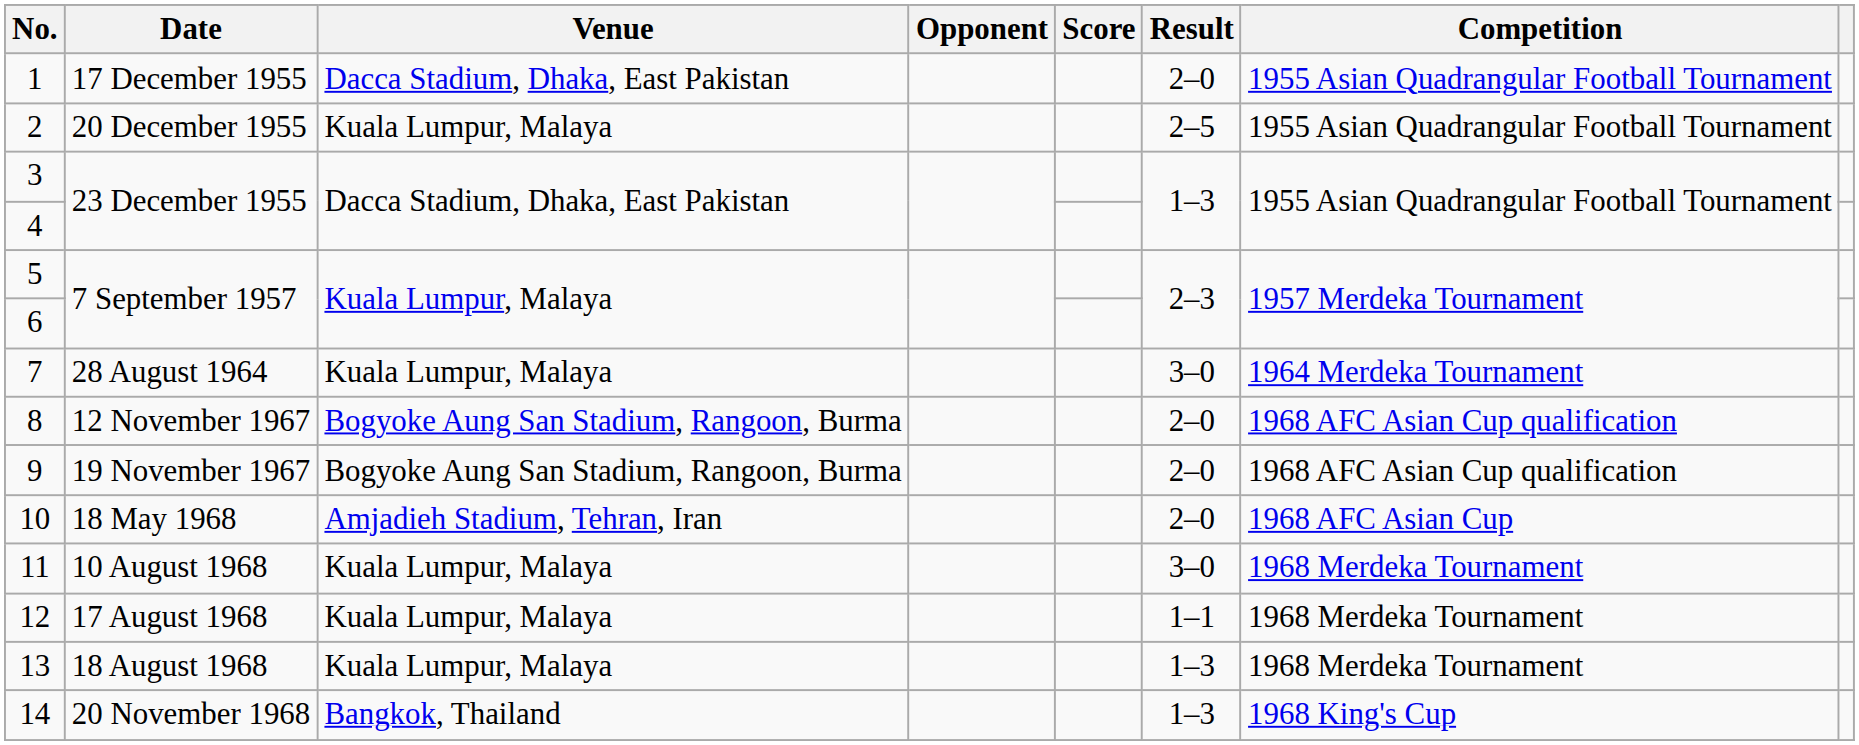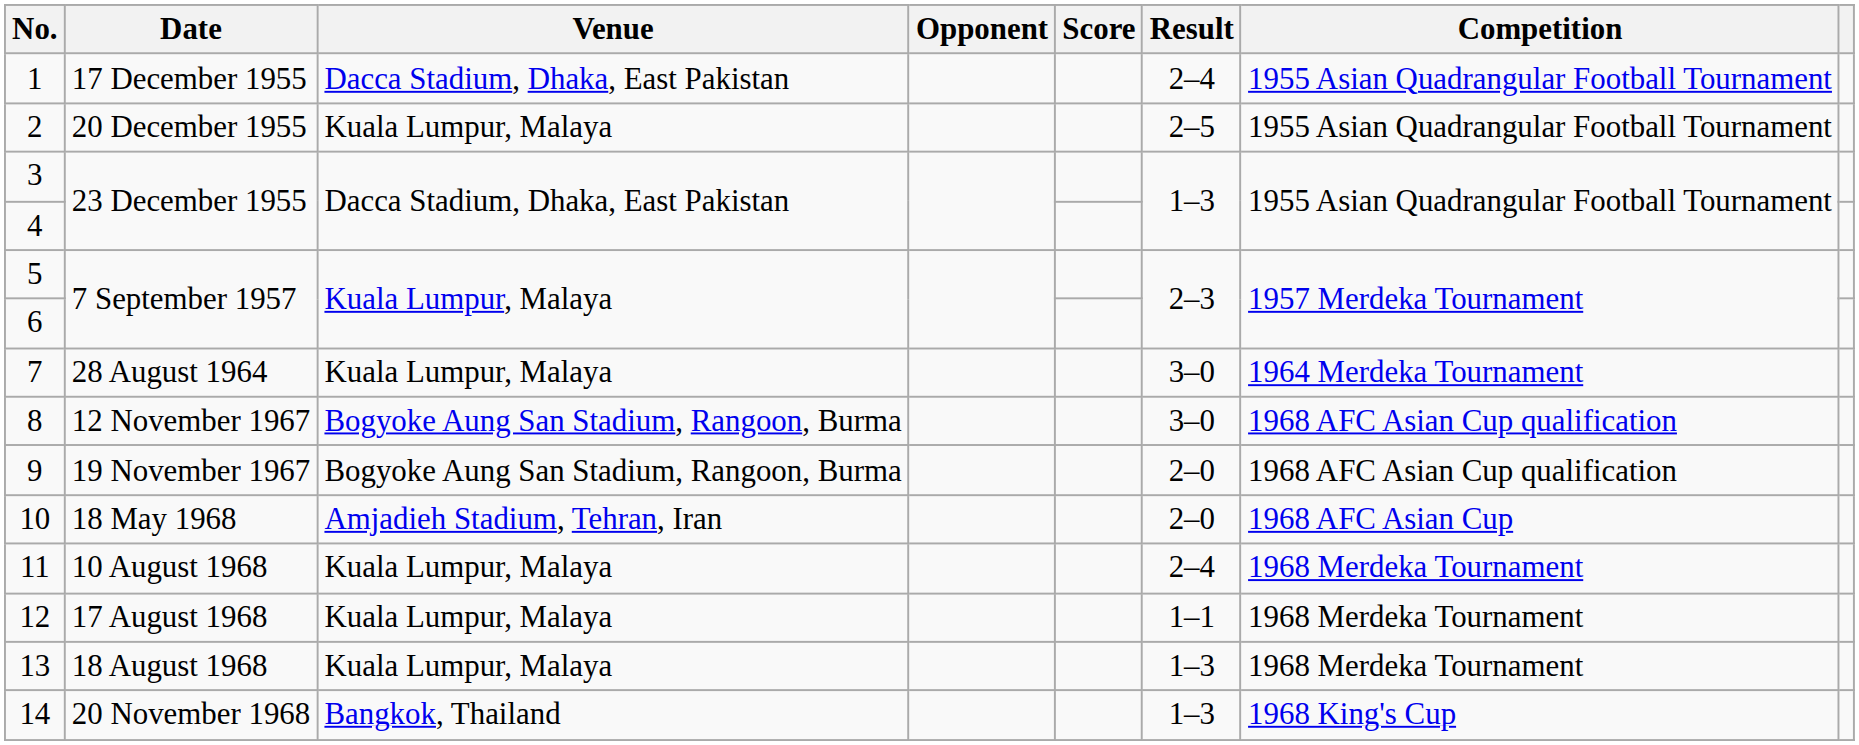(1192, 77) 2–0 -> (1192, 77) 2–4
(1192, 420) 2–0 -> (1192, 420) 3–0
(1192, 567) 3–0 -> (1192, 567) 2–4
